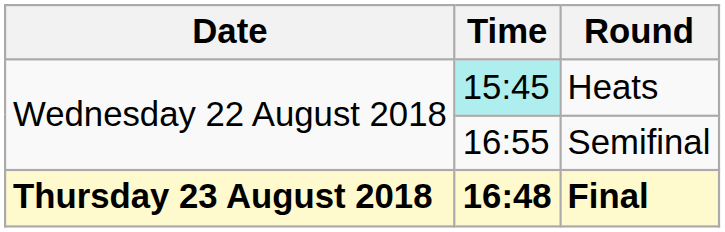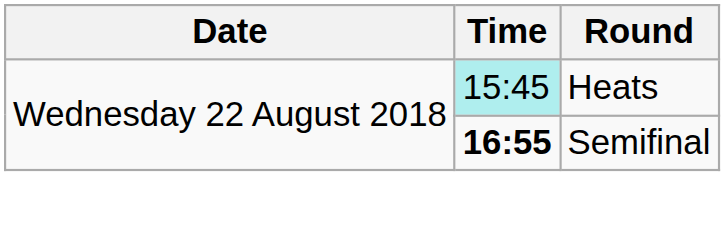(506, 142) normal -> (507, 142) bold
- row: (608, 197)
